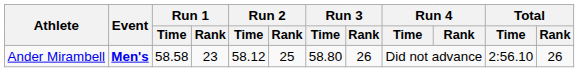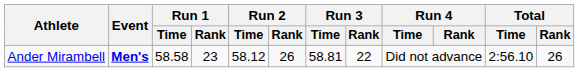(287, 57) 25 -> (287, 57) 26
(325, 57) 58.80 -> (325, 57) 58.81
(364, 57) 26 -> (364, 57) 22
